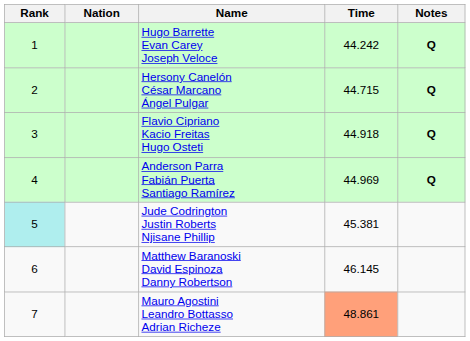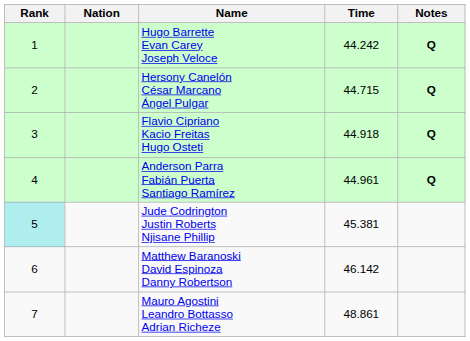(361, 179) 44.969 -> (361, 179) 44.961
(361, 269) 46.145 -> (361, 269) 46.142
(361, 314) lightsalmon background -> (361, 314) no background
